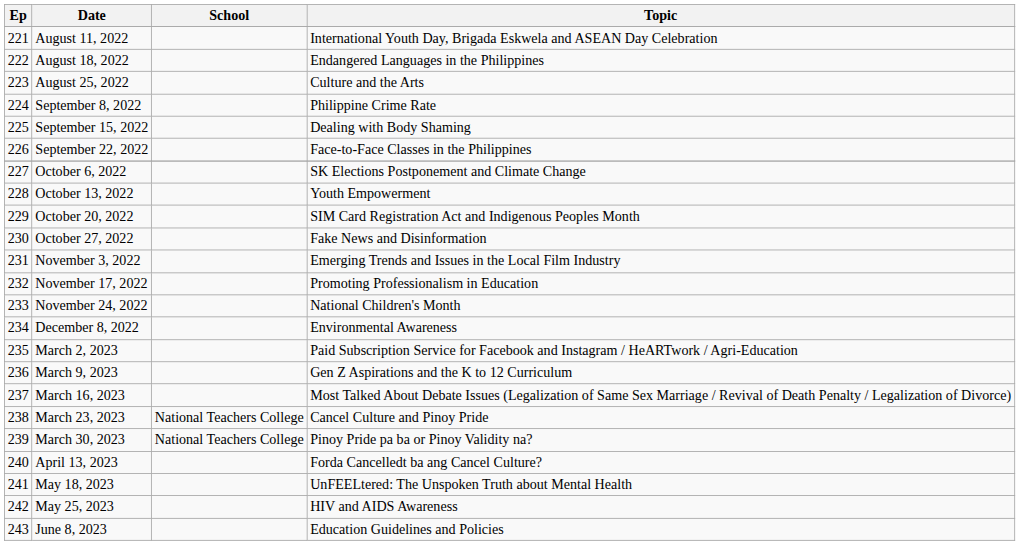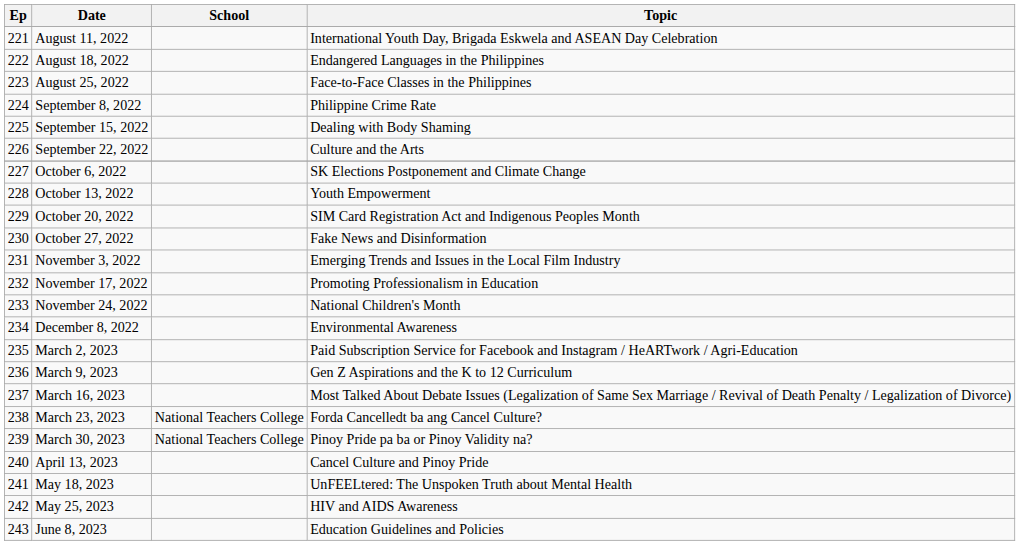(367, 82) Culture and the Arts -> (421, 82) Face-to-Face Classes in the Philippines
(421, 149) Face-to-Face Classes in the Philippines -> (367, 149) Culture and the Arts
(399, 417) Cancel Culture and Pinoy Pride -> (426, 417) Forda Cancelledt ba ang Cancel Culture?
(426, 462) Forda Cancelledt ba ang Cancel Culture? -> (399, 462) Cancel Culture and Pinoy Pride
